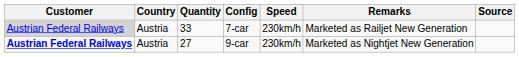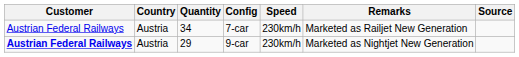(65, 28) lightgrey background -> (65, 28) no background
(186, 28) 33 -> (186, 28) 34
(186, 44) 27 -> (186, 44) 29
